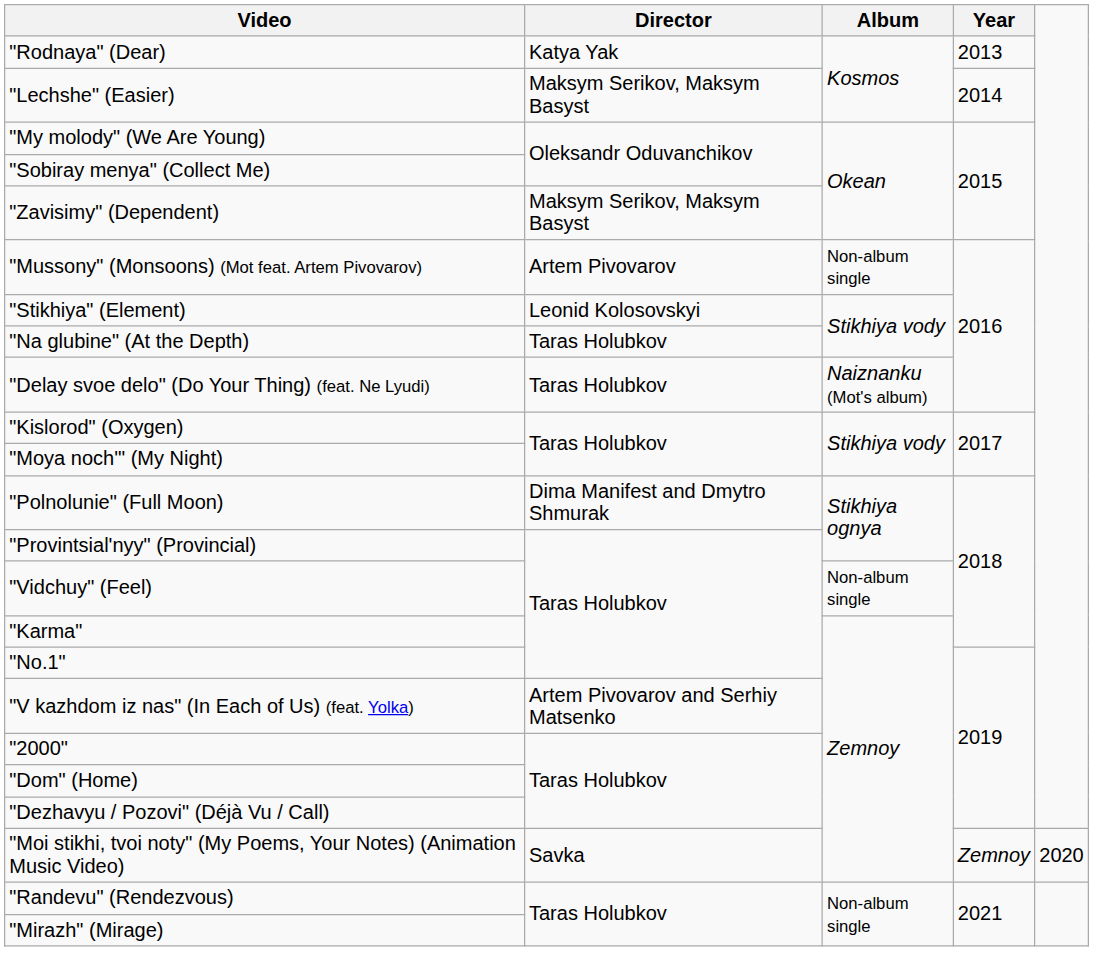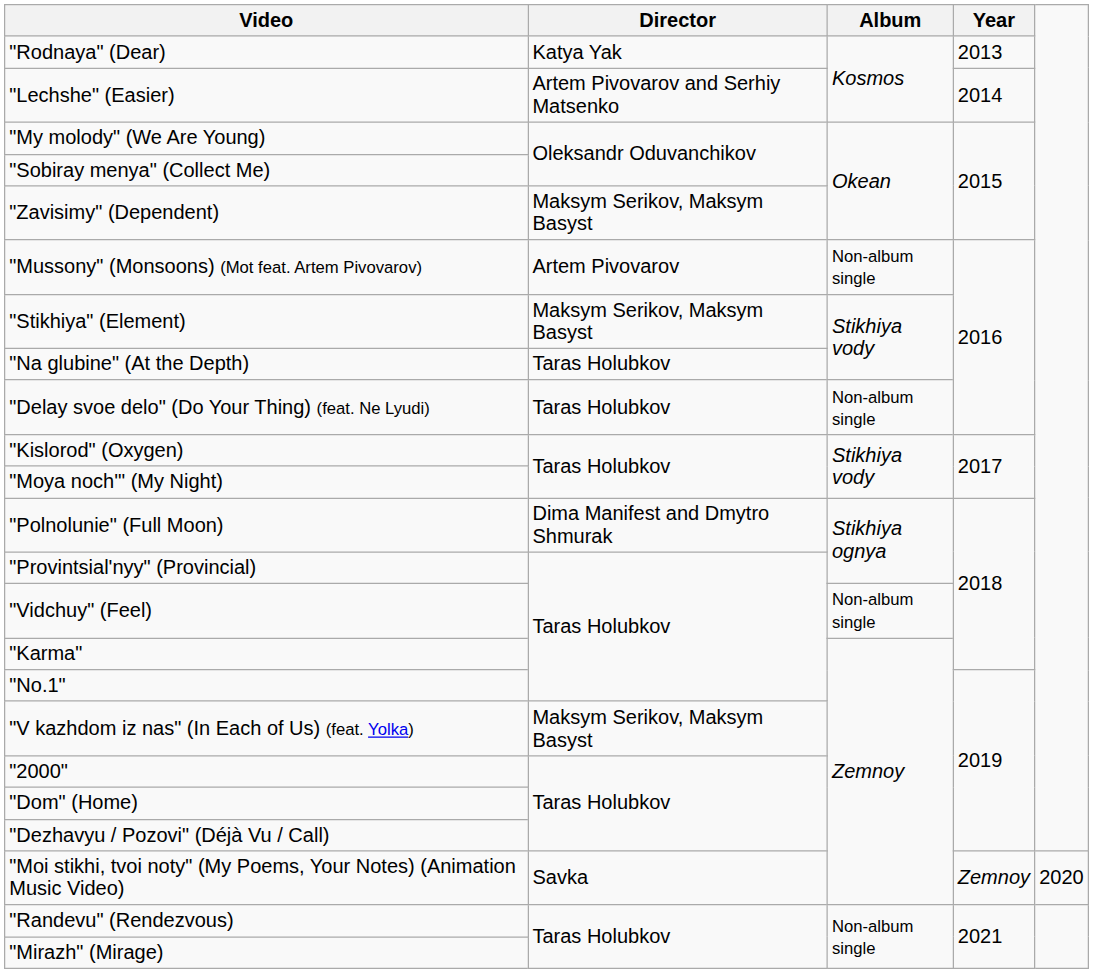(644, 95) Maksym Serikov, Maksym Basyst -> (656, 95) Artem Pivovarov and Serhiy Matsenko
(615, 309) Leonid Kolosovskyi -> (648, 321) Maksym Serikov, Maksym Basyst
(877, 384) Naiznanku (Mot's album) -> (873, 408) Non-album single
(653, 705) Artem Pivovarov and Serhiy Matsenko -> (648, 728) Maksym Serikov, Maksym Basyst
